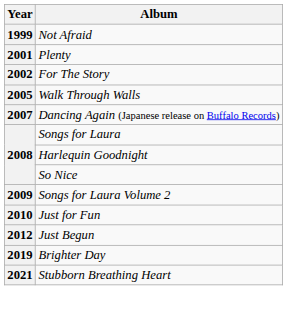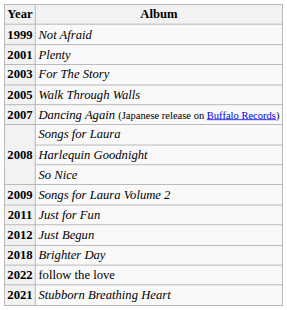(20, 74) 2002 -> (20, 74) 2003
(20, 214) 2010 -> (20, 214) 2011
(20, 255) 2019 -> (20, 255) 2018
+ row: (77, 275)
